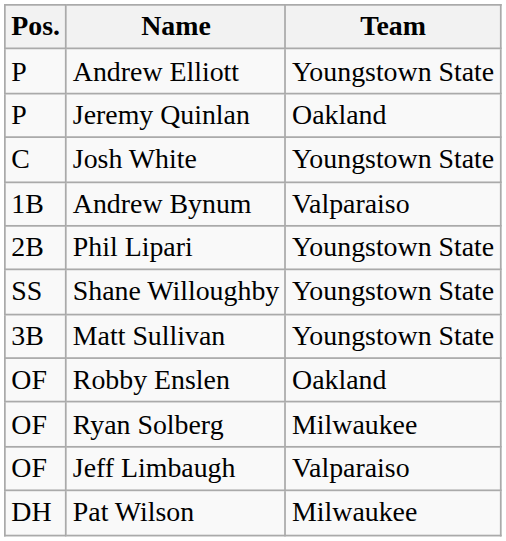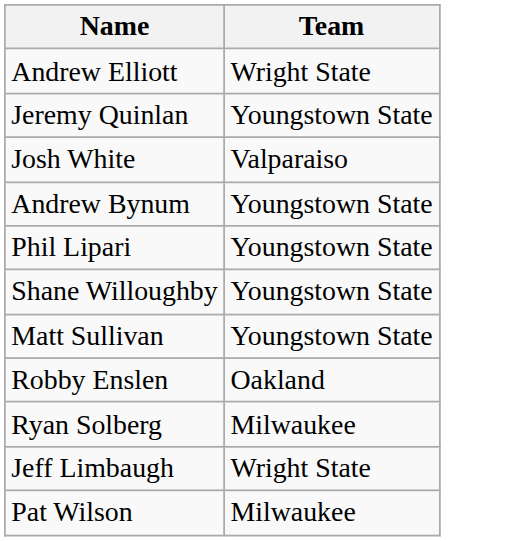- column: (36, 26)
(393, 70) Youngstown State -> (301, 70) Wright State
(339, 114) Oakland -> (332, 114) Youngstown State
(393, 159) Youngstown State -> (289, 159) Valparaiso
(351, 203) Valparaiso -> (332, 203) Youngstown State
(351, 468) Valparaiso -> (301, 468) Wright State
